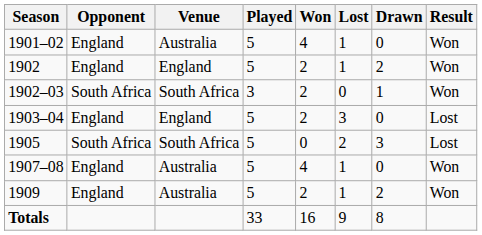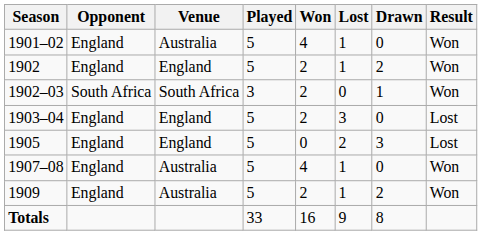(111, 142) South Africa -> (97, 142) England
(199, 142) South Africa -> (185, 142) England
